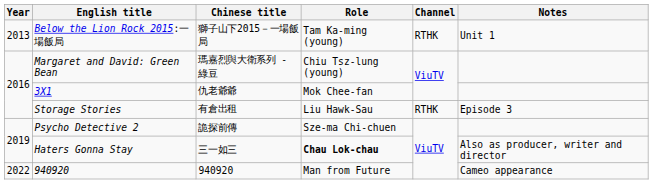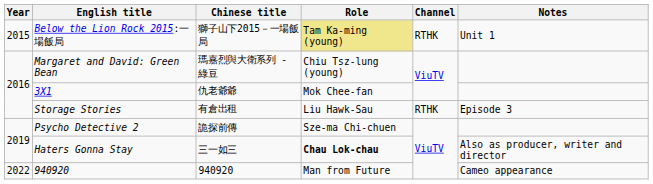(18, 36) 2013 -> (18, 36) 2015
(335, 36) no background -> (335, 36) khaki background
